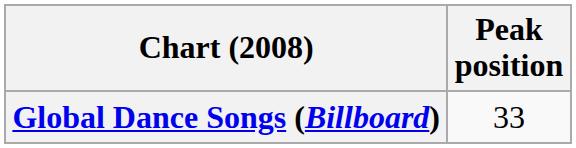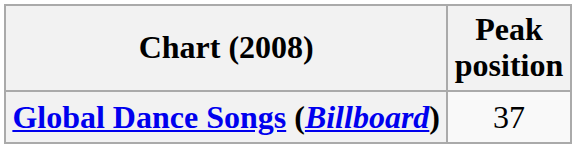(509, 116) 33 -> (509, 116) 37
